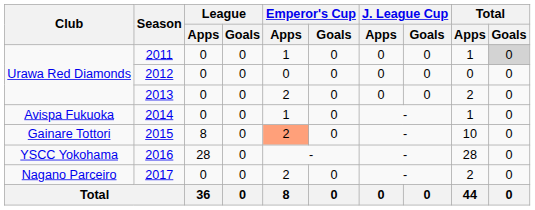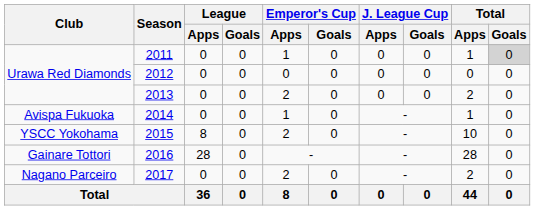(69, 134) Gainare Tottori -> (69, 134) YSCC Yokohama
(286, 134) lightsalmon background -> (286, 134) no background
(69, 154) YSCC Yokohama -> (69, 154) Gainare Tottori
